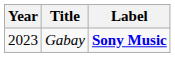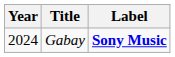(23, 40) 2023 -> (23, 40) 2024
